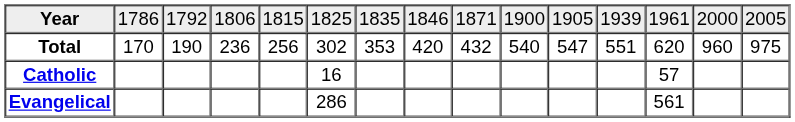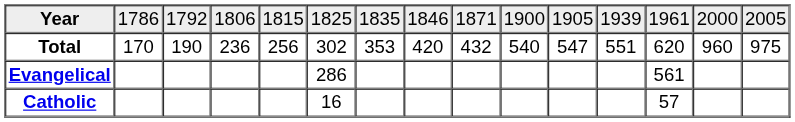rows swapped: (60, 74) <-> (60, 102)
